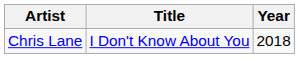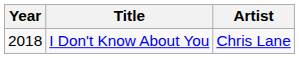columns swapped: (274, 16) <-> (45, 16)
